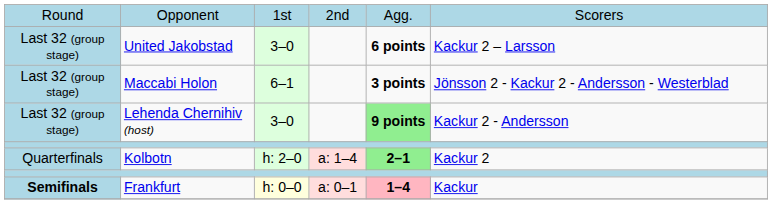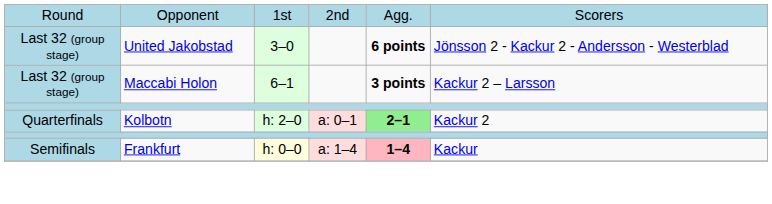(495, 45) Kackur 2 – Larsson -> (581, 45) Jönsson 2 - Kackur 2 - Andersson - Westerblad
(581, 84) Jönsson 2 - Kackur 2 - Andersson - Westerblad -> (495, 84) Kackur 2 – Larsson
- row: (183, 122)
(338, 158) a: 1–4 -> (338, 120) a: 0–1
(63, 187) bold -> (63, 149) normal
(338, 187) a: 0–1 -> (338, 149) a: 1–4
